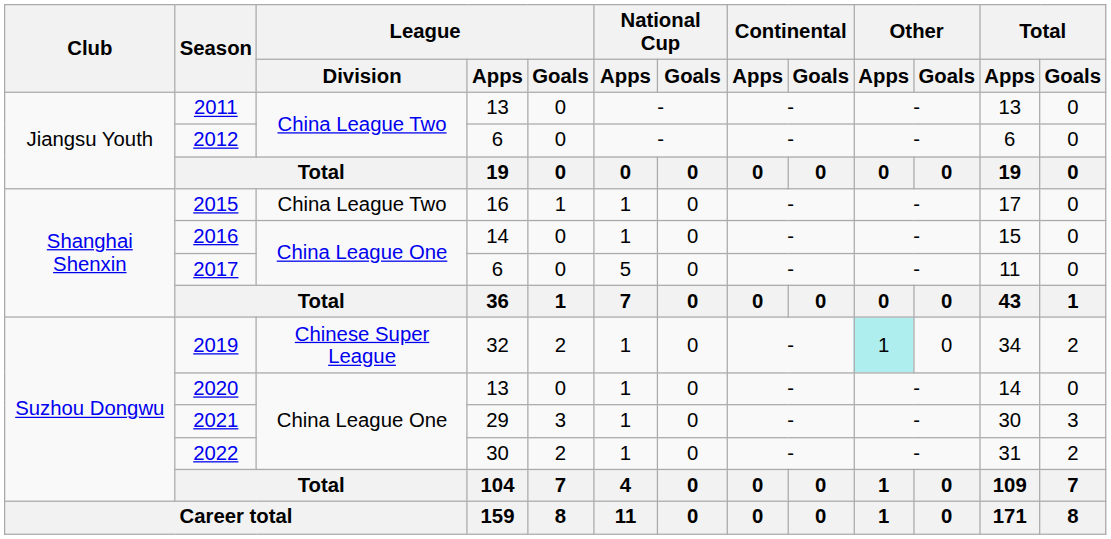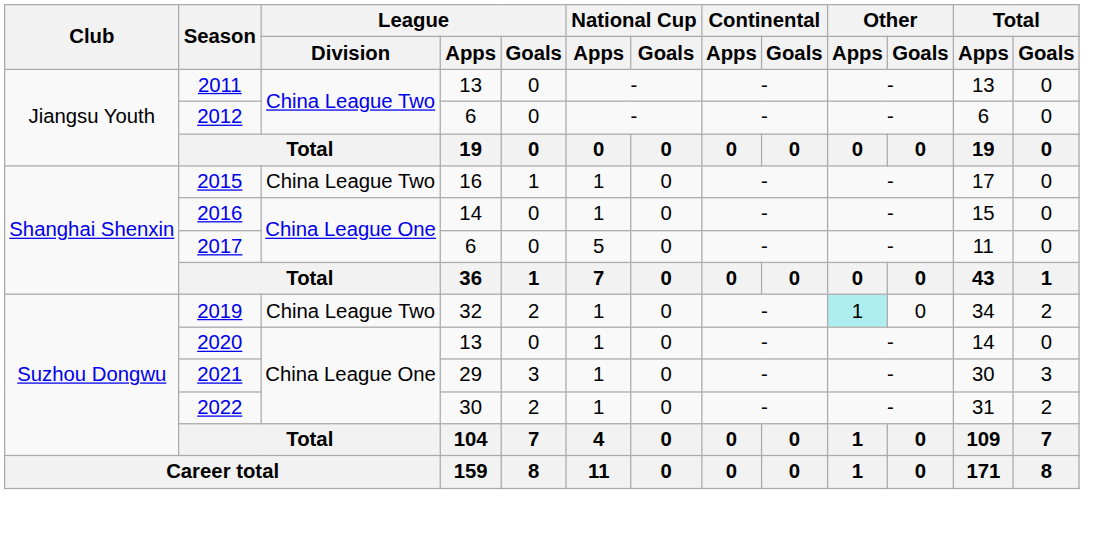(362, 344) Chinese Super League -> (351, 310) China League Two
